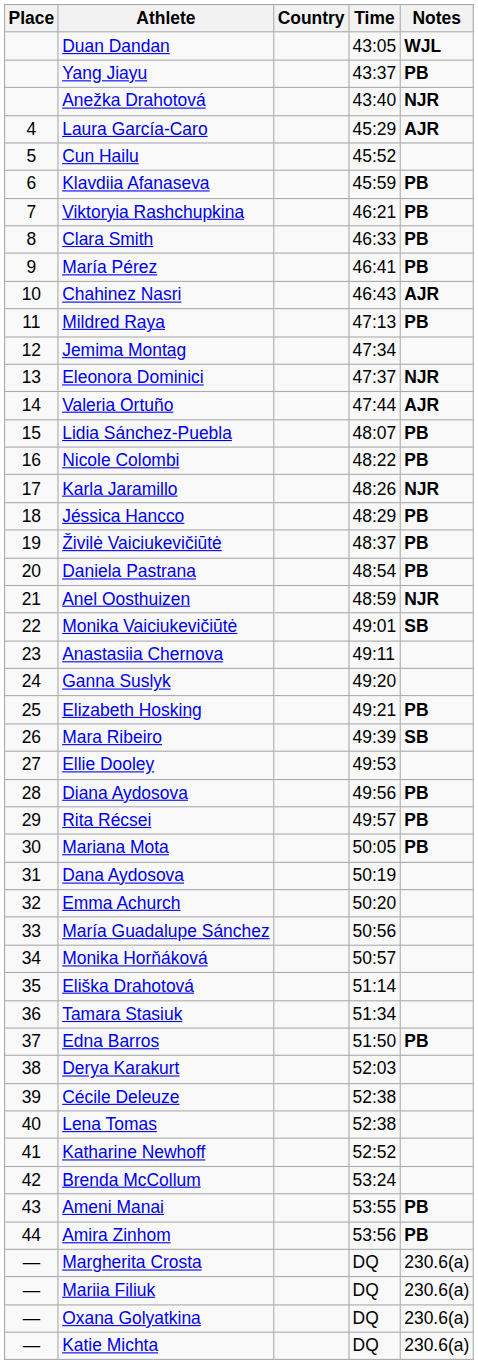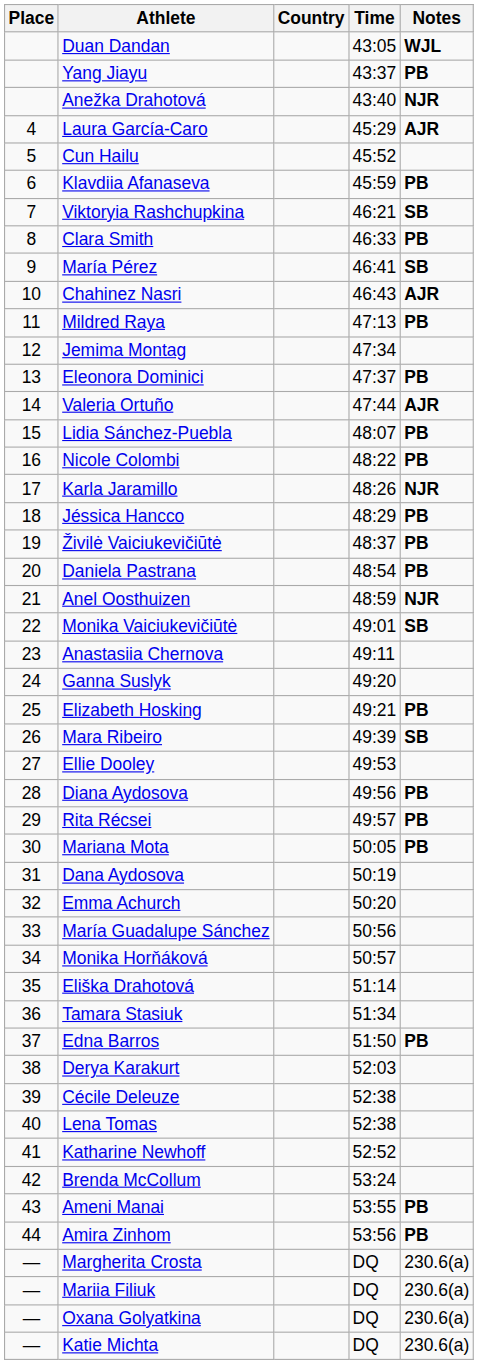(416, 211) PB -> (416, 211) SB
(416, 267) PB -> (416, 267) SB
(422, 377) NJR -> (416, 377) PB
